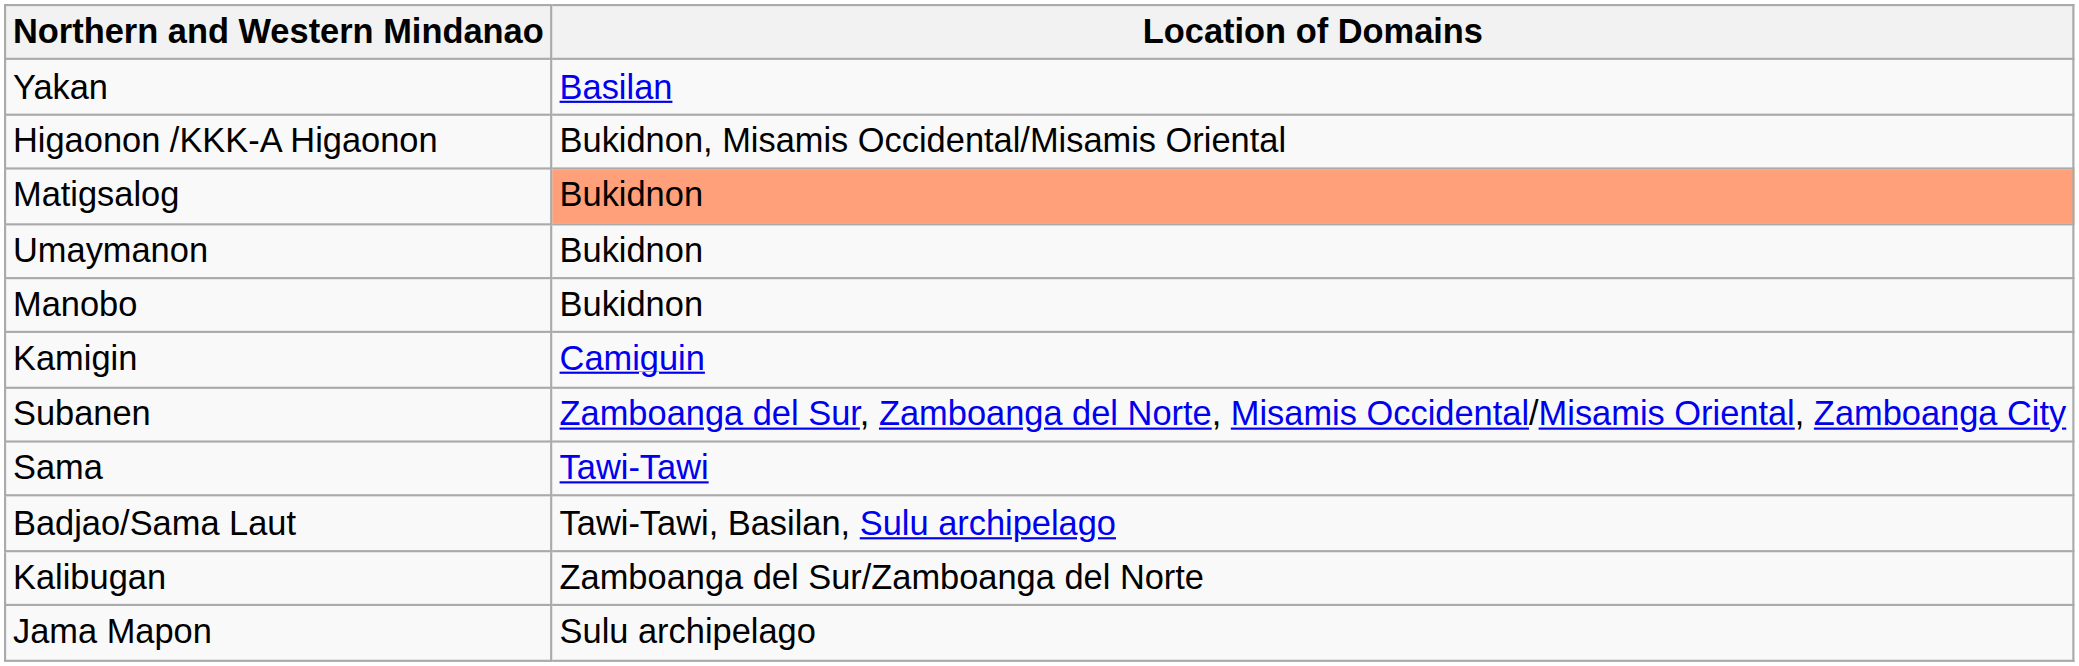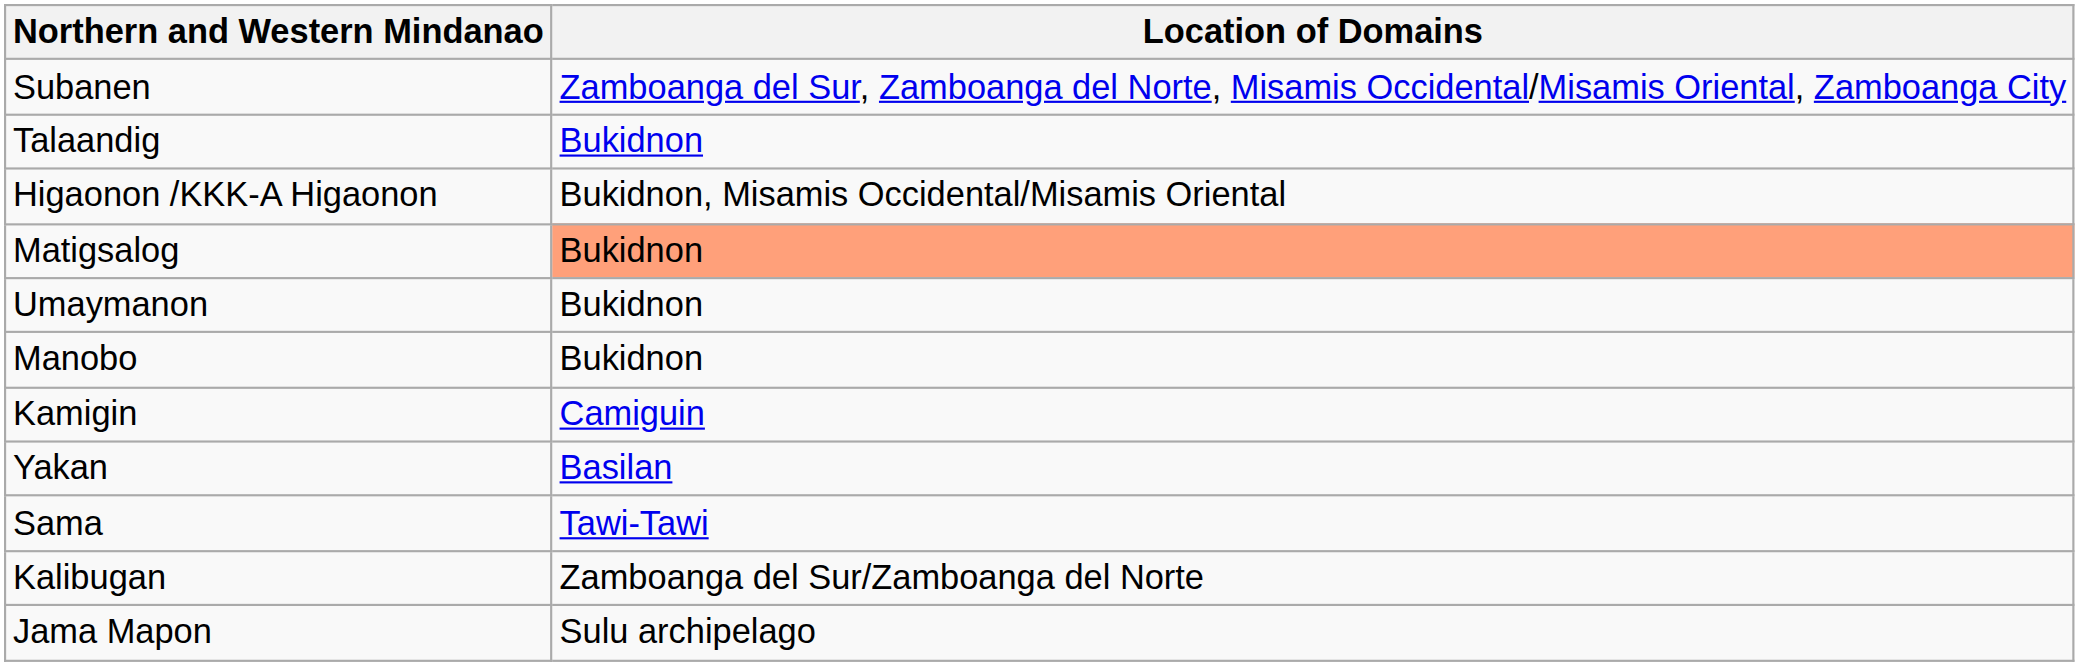rows swapped: (82, 413) <-> (61, 86)
+ row: (87, 140)
- row: (155, 522)
